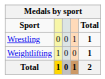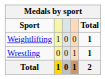rows swapped: (30, 53) <-> (24, 39)
